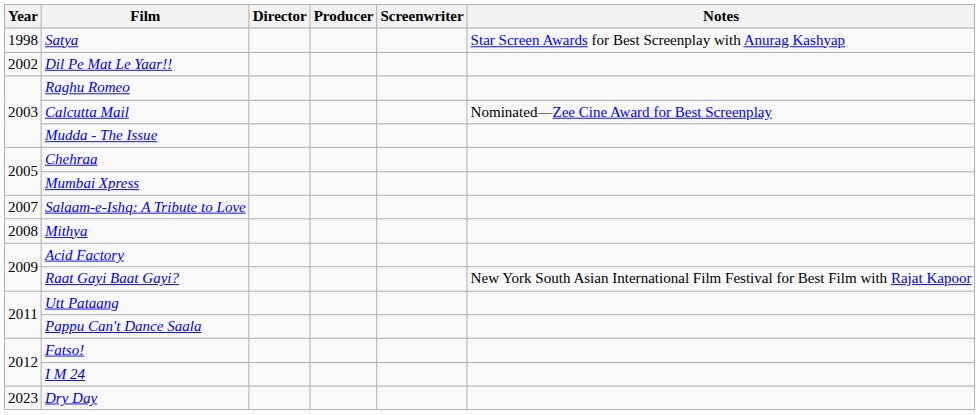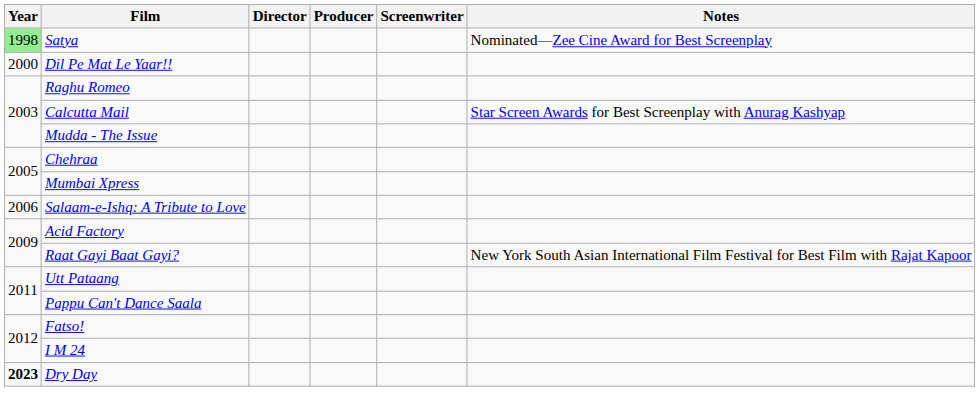(23, 40) no background -> (23, 40) lightgreen background
(658, 40) Star Screen Awards for Best Screenplay with Anurag Kashyap -> (621, 40) Nominated—Zee Cine Award for Best Screenplay
(23, 64) 2002 -> (23, 64) 2000
(621, 111) Nominated—Zee Cine Award for Best Screenplay -> (658, 111) Star Screen Awards for Best Screenplay with Anurag Kashyap
(23, 207) 2007 -> (23, 207) 2006
- row: (66, 231)
(23, 398) normal -> (23, 374) bold
